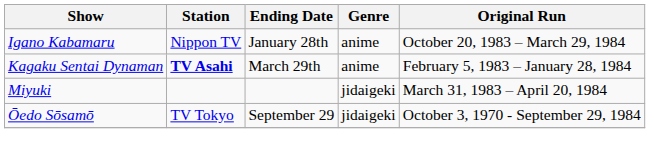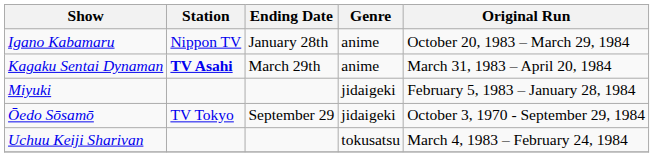(517, 66) February 5, 1983 – January 28, 1984 -> (509, 66) March 31, 1983 – April 20, 1984
(505, 90) March 31, 1983 – April 20, 1984 -> (521, 90) February 5, 1983 – January 28, 1984
+ row: (76, 139)
